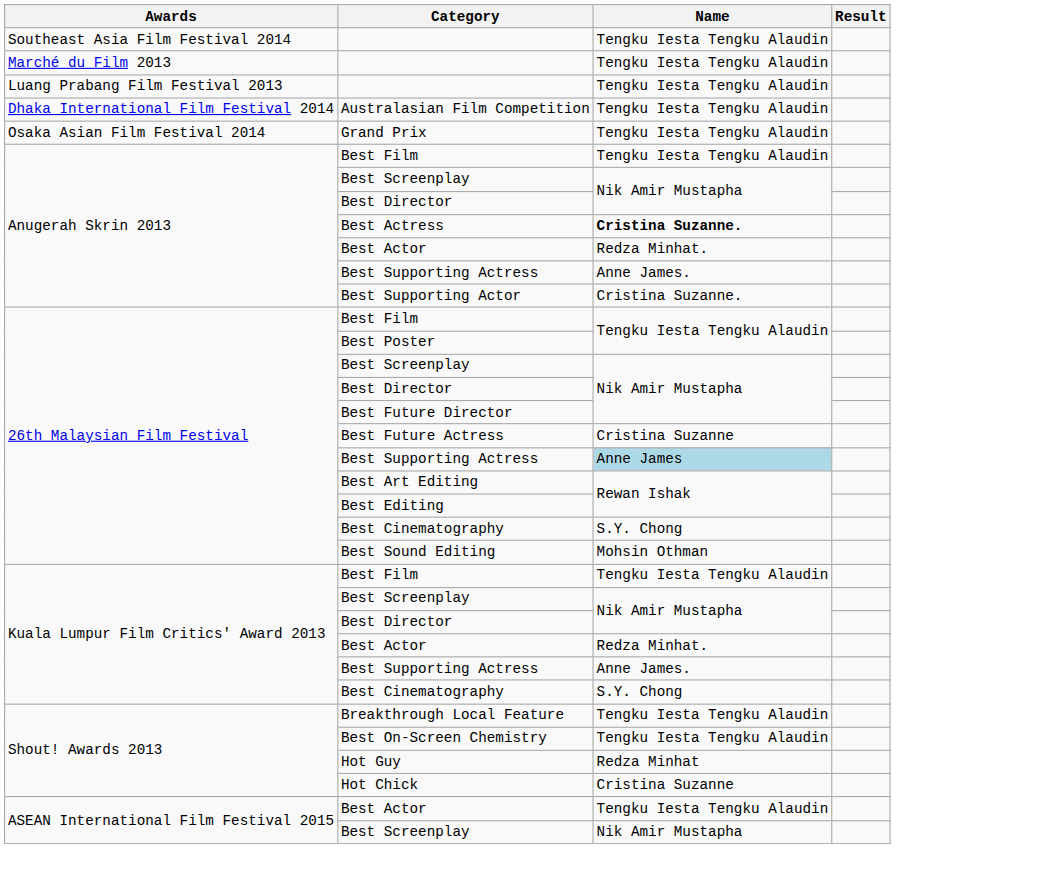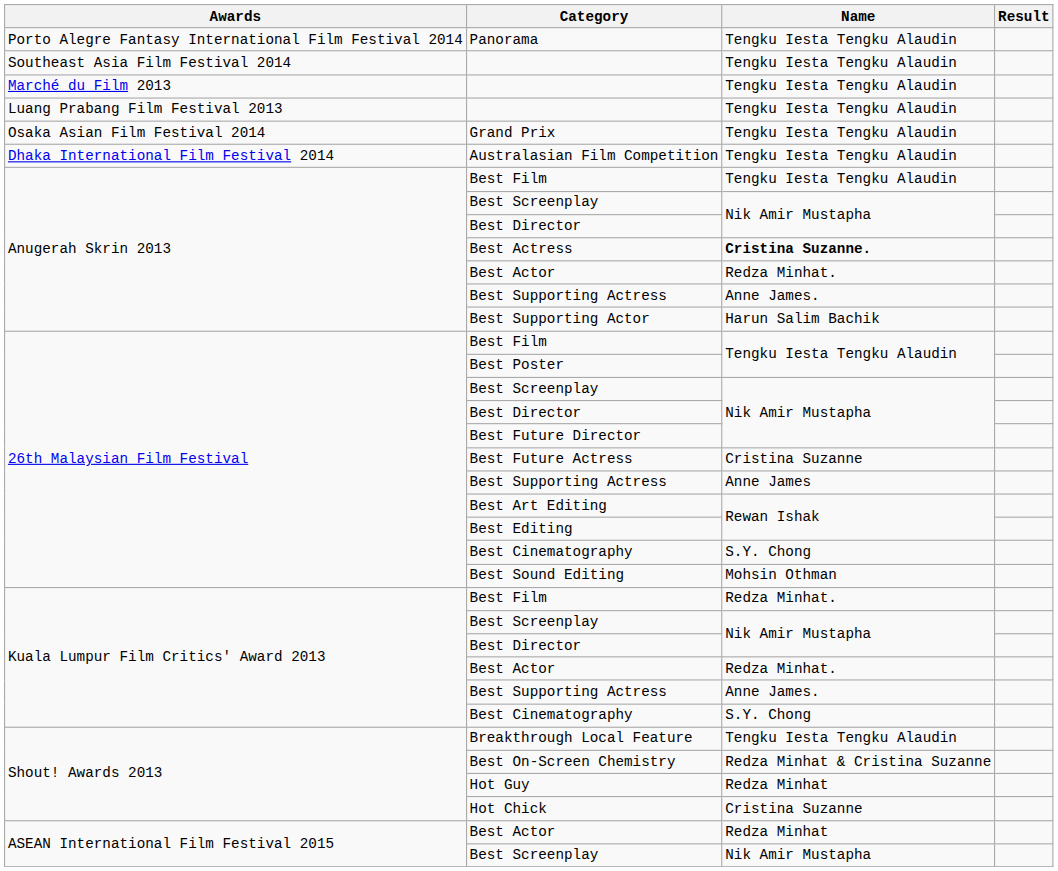+ row: (235, 40)
rows swapped: (137, 133) <-> (171, 109)
(670, 296) Cristina Suzanne. -> (802, 319) Harun Salim Bachik
(639, 459) lightblue background -> (768, 482) no background
(712, 576) Tengku Iesta Tengku Alaudin -> (781, 599) Redza Minhat.
(712, 739) Tengku Iesta Tengku Alaudin -> (858, 762) Redza Minhat & Cristina Suzanne
(712, 809) Tengku Iesta Tengku Alaudin -> (777, 832) Redza Minhat
